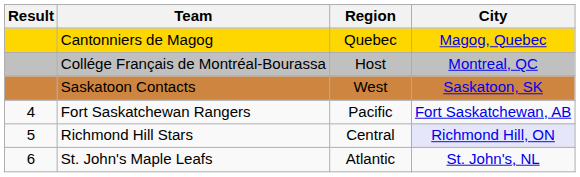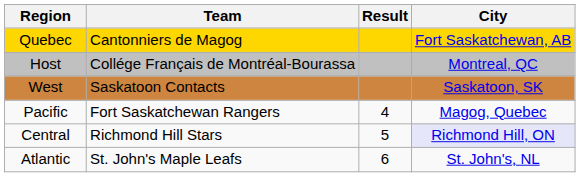columns swapped: (31, 16) <-> (370, 16)
(493, 40) Magog, Quebec -> (493, 40) Fort Saskatchewan, AB
(493, 111) Fort Saskatchewan, AB -> (493, 111) Magog, Quebec
